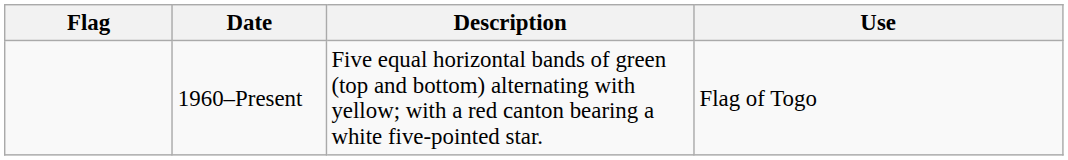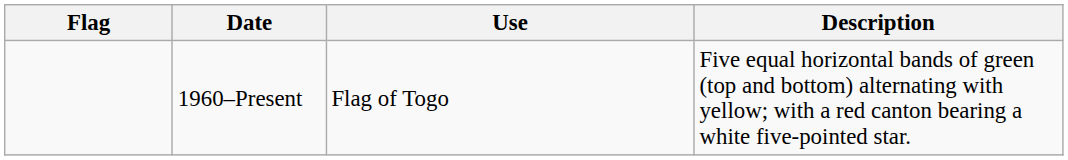columns swapped: (878, 22) <-> (510, 22)
